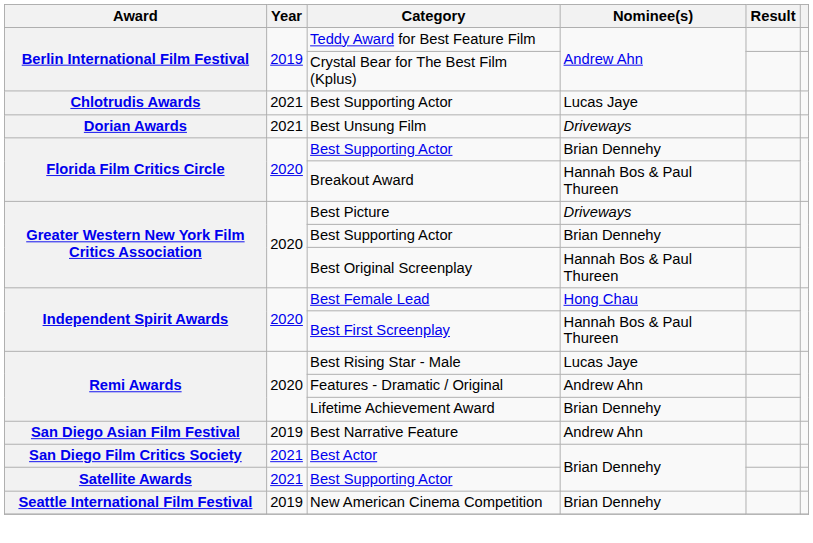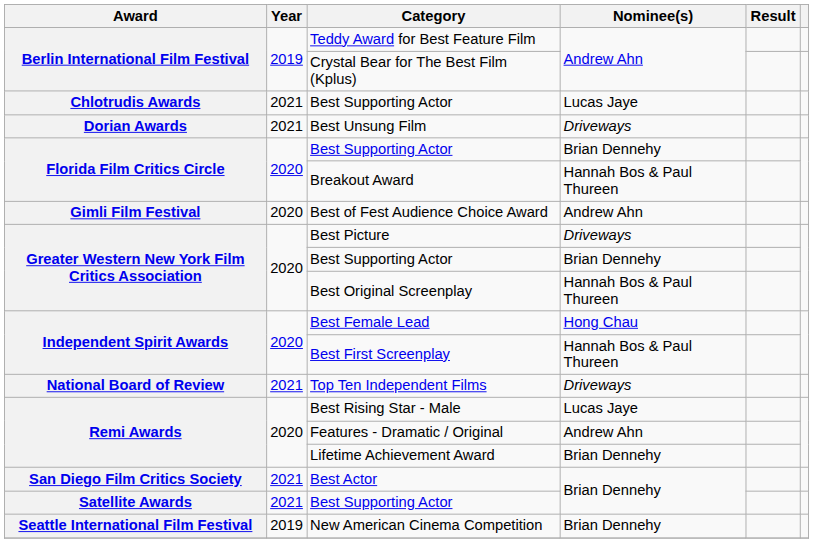+ row: (135, 212)
+ row: (135, 385)
- row: (135, 432)
